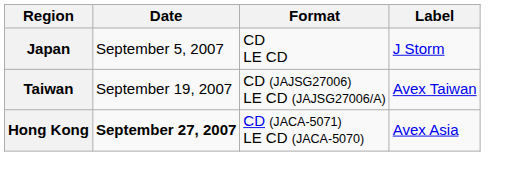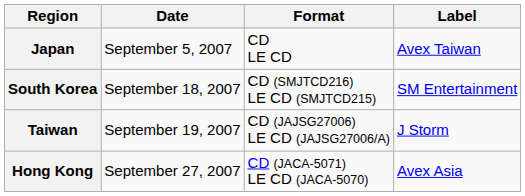(419, 48) J Storm -> (439, 48) Avex Taiwan
+ row: (53, 89)
(435, 89) Avex Taiwan -> (423, 130) J Storm
(166, 130) bold -> (172, 171) normal
